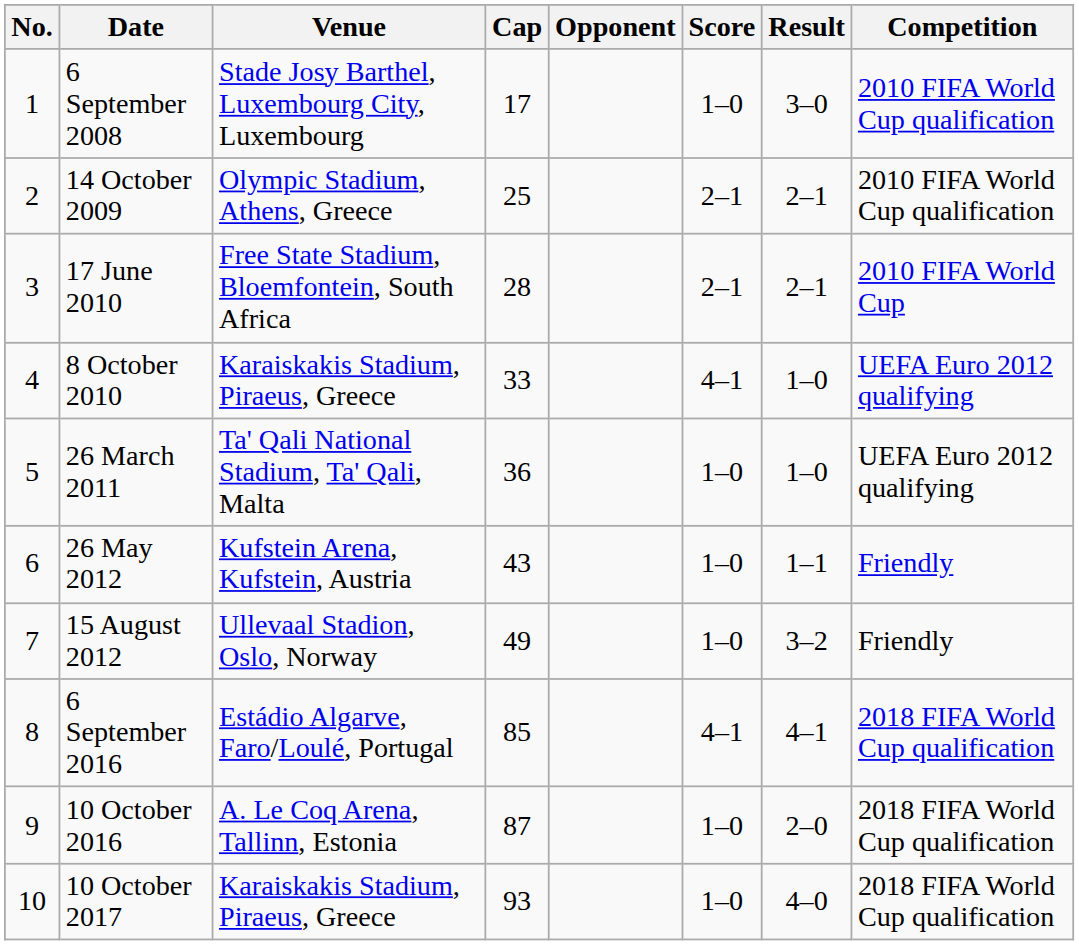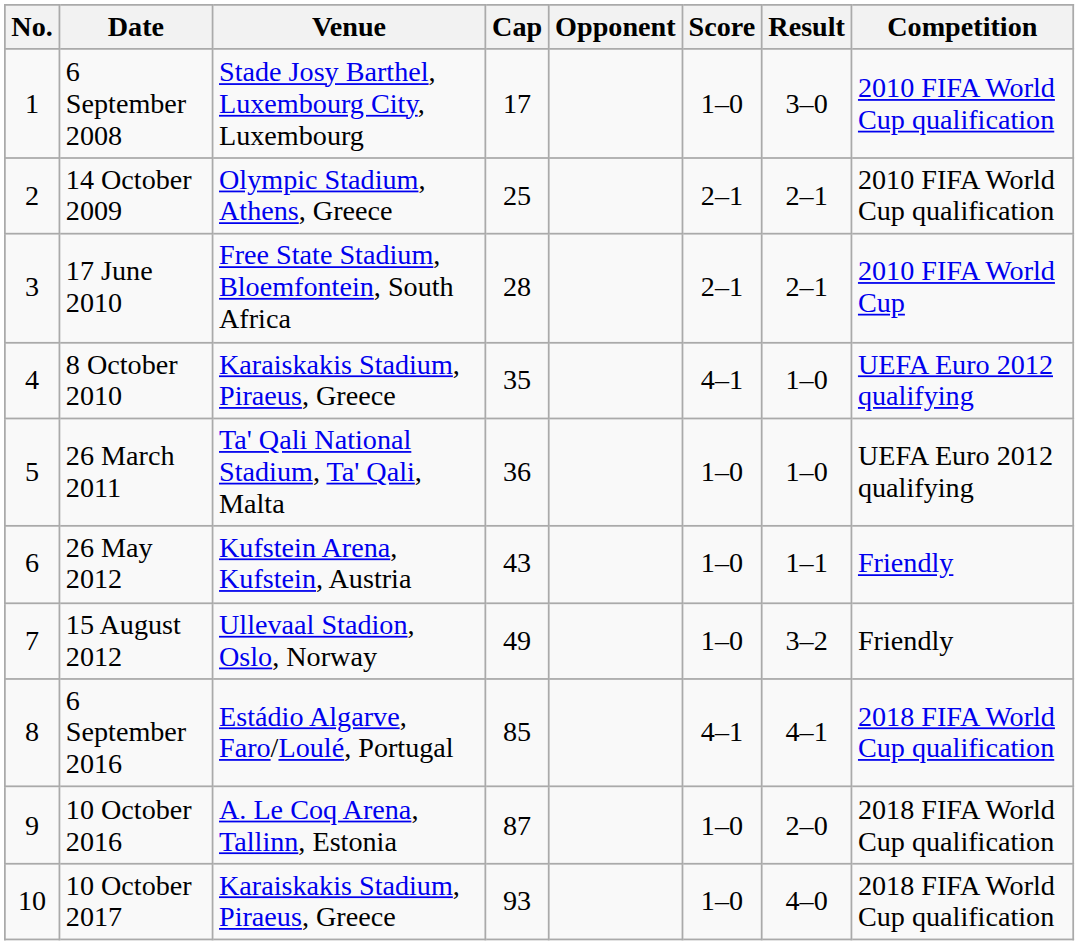(517, 379) 33 -> (517, 379) 35
